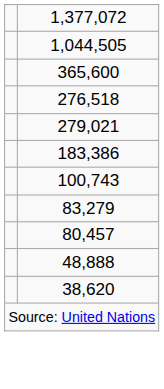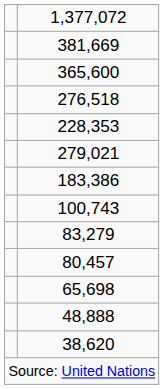- row: (88, 45)
+ row: (88, 45)
+ row: (88, 126)
+ row: (88, 289)
